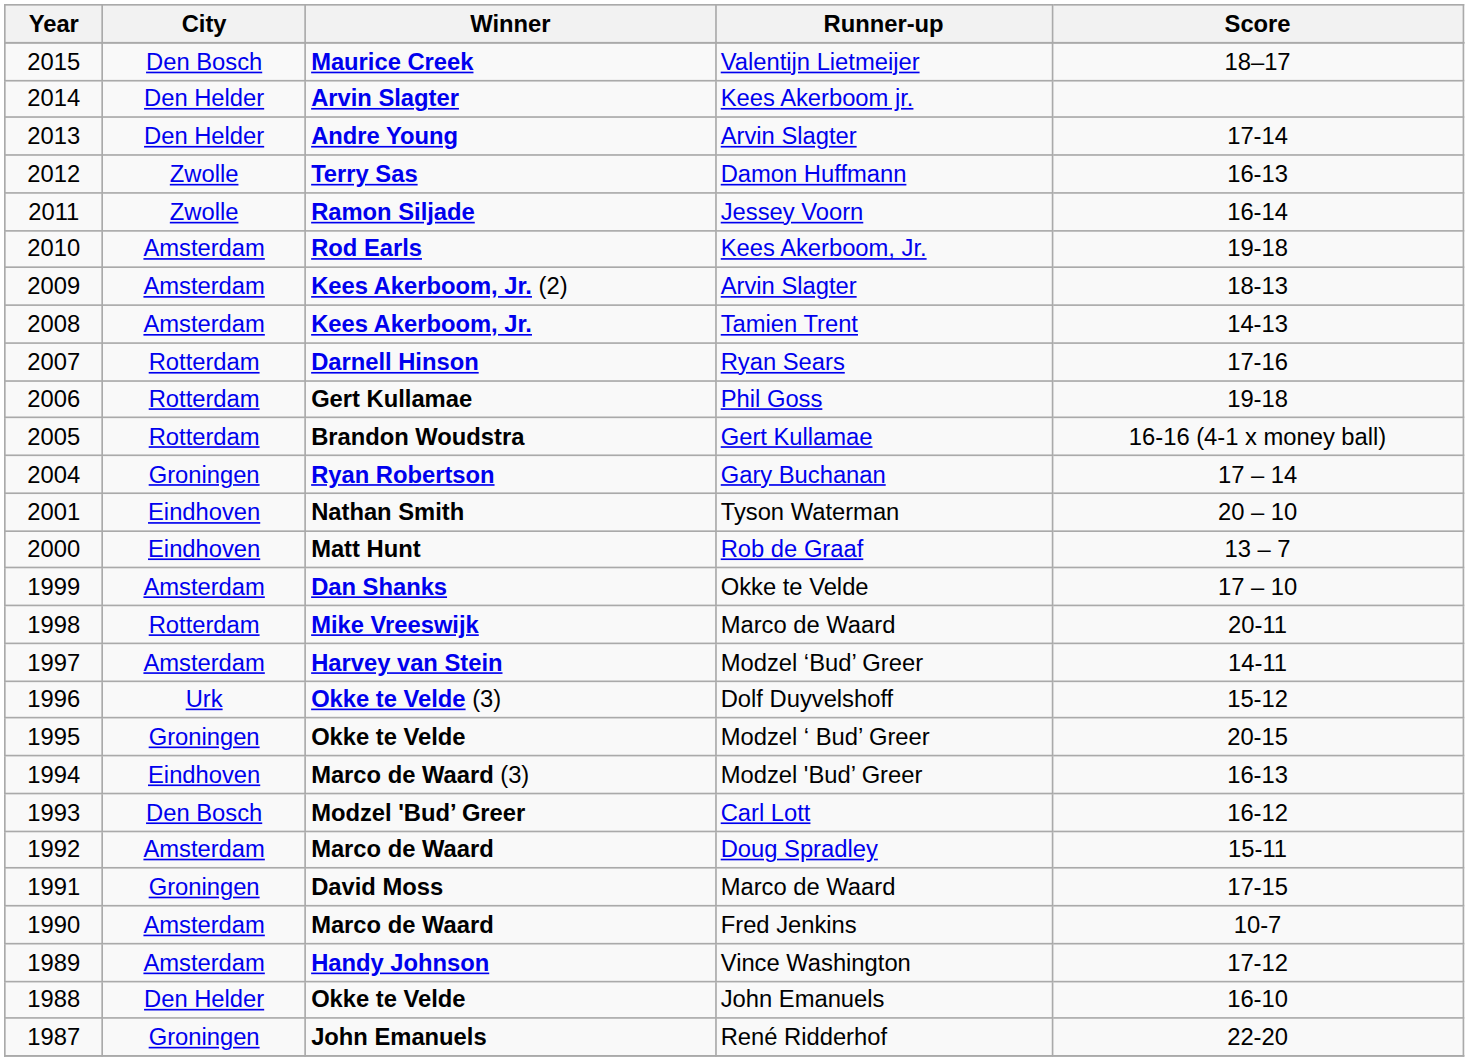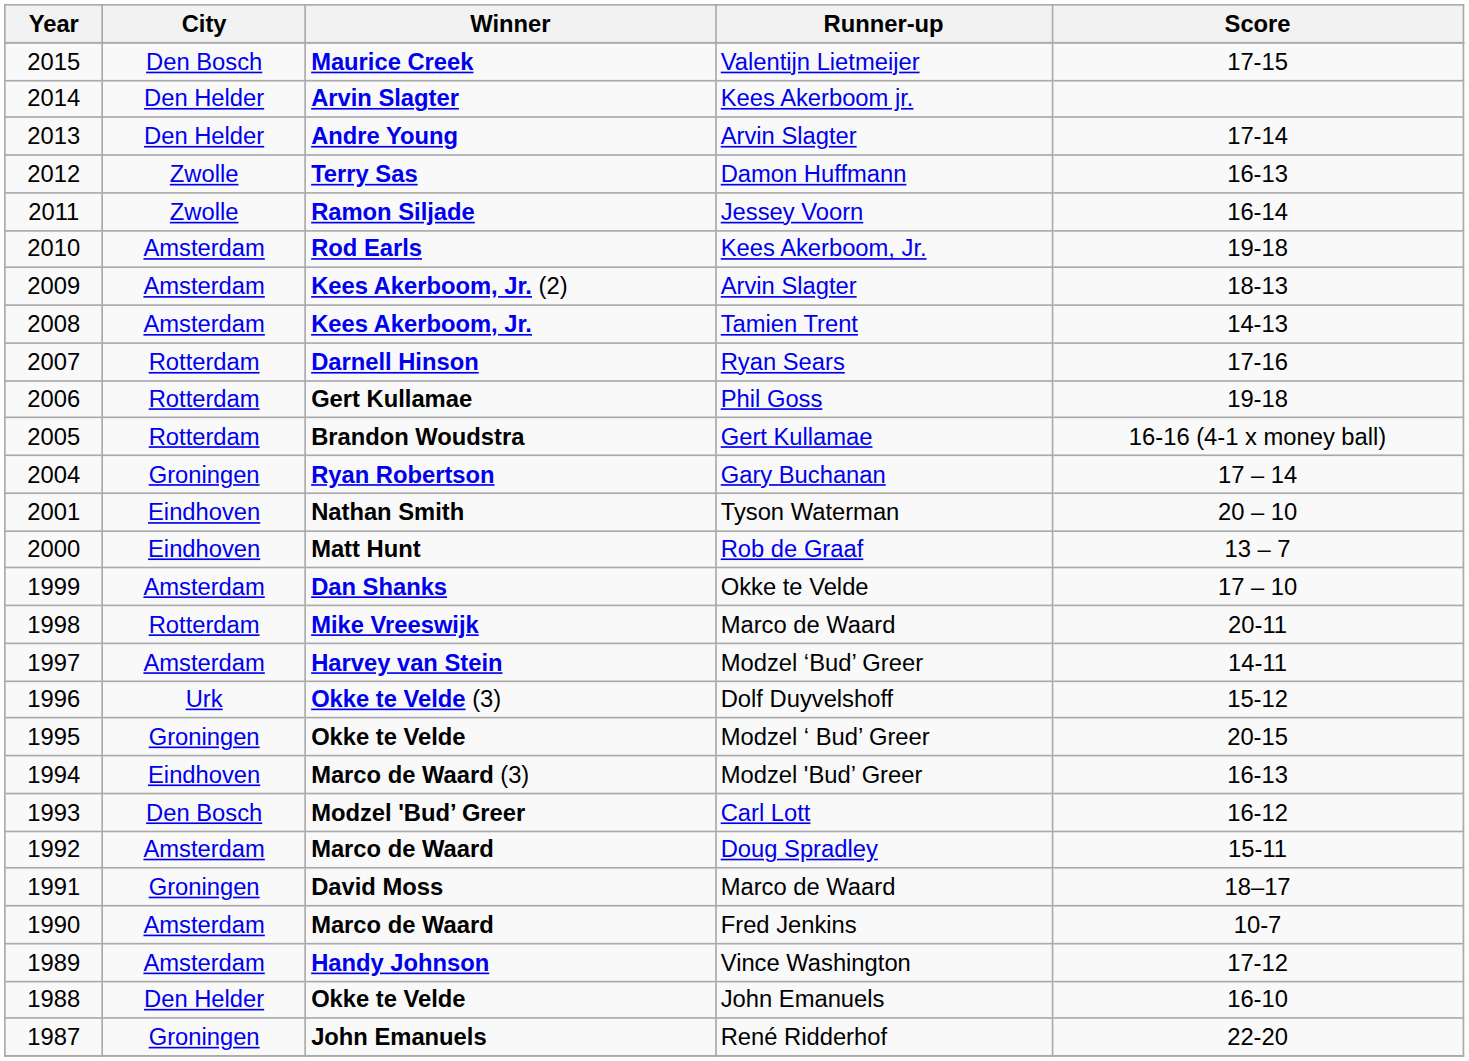(1258, 62) 18–17 -> (1258, 62) 17-15
(1258, 887) 17-15 -> (1258, 887) 18–17
